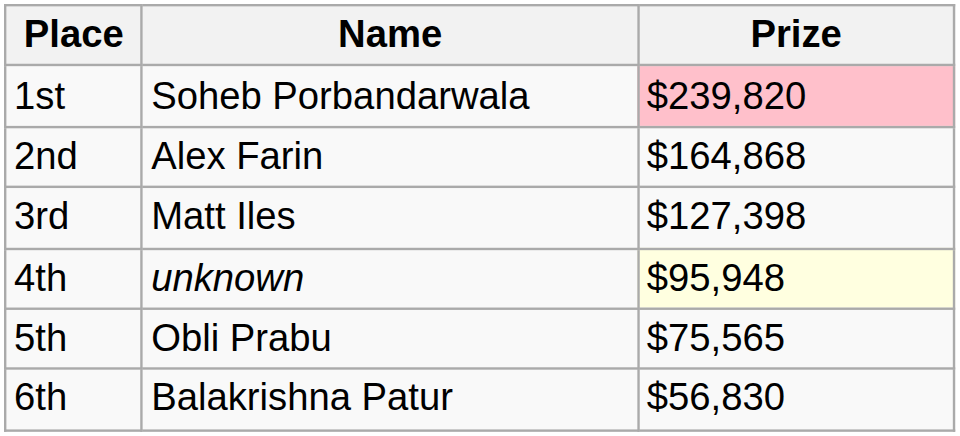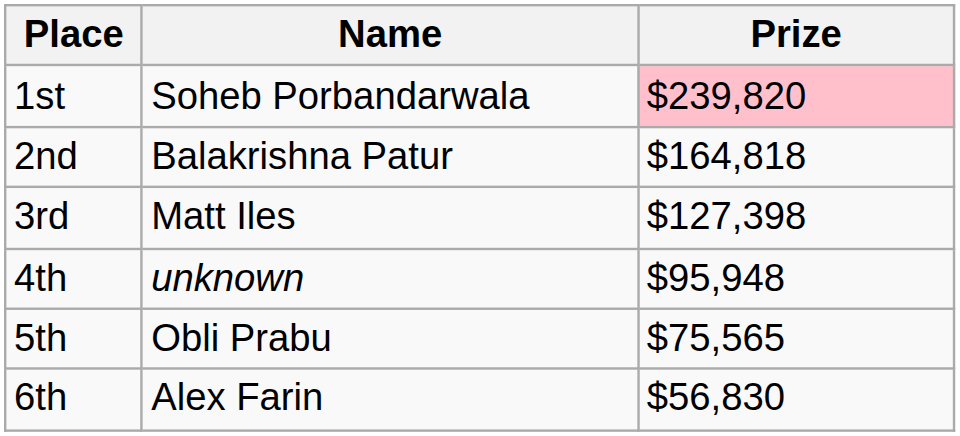(237, 156) Alex Farin -> (302, 156) Balakrishna Patur
(727, 156) $164,868 -> (727, 156) $164,818
(716, 277) lightyellow background -> (716, 277) no background
(302, 398) Balakrishna Patur -> (237, 398) Alex Farin
